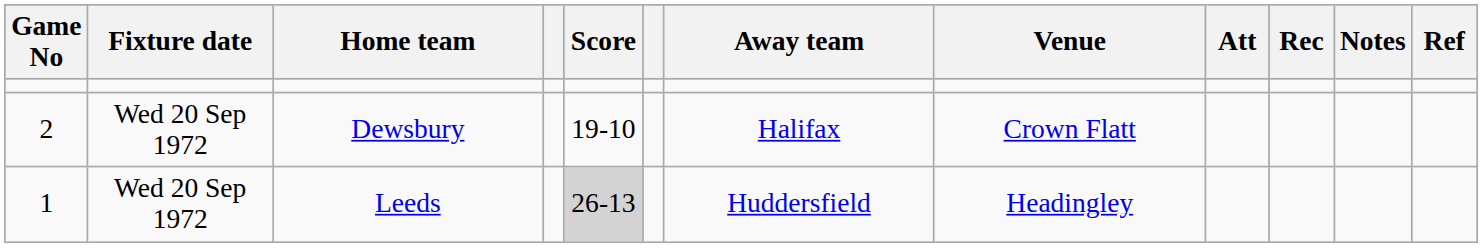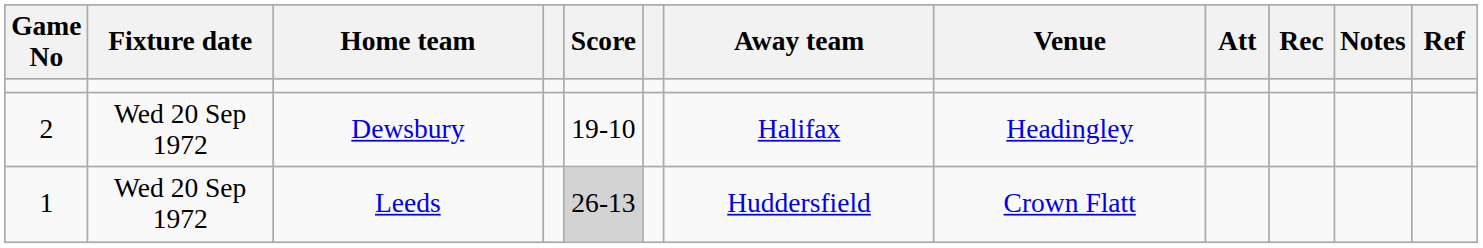(1070, 129) Crown Flatt -> (1070, 129) Headingley
(1070, 203) Headingley -> (1070, 203) Crown Flatt
